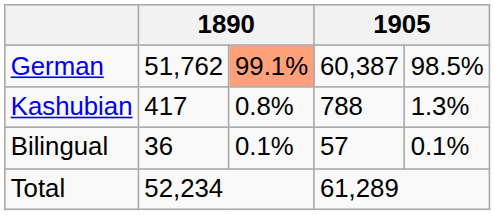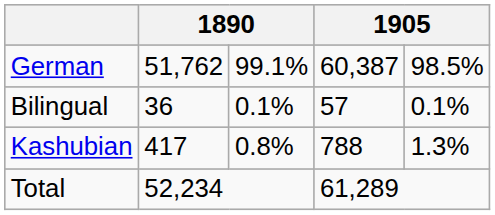(272, 65) lightsalmon background -> (272, 65) no background
rows swapped: (72, 106) <-> (59, 147)
